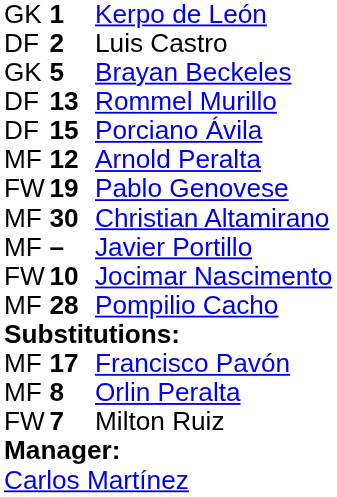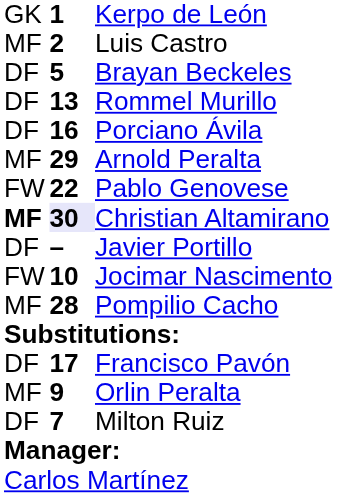(21, 43) DF -> (23, 43) MF
(23, 72) GK -> (21, 72) DF
(64, 130) 15 -> (64, 130) 16
(64, 159) 12 -> (64, 159) 29
(64, 188) 19 -> (64, 188) 22
(23, 217) normal -> (23, 217) bold
(64, 217) no background -> (64, 217) lavender background
(23, 247) MF -> (21, 247) DF
(23, 363) MF -> (21, 363) DF
(57, 392) 8 -> (57, 392) 9
(24, 421) FW -> (21, 421) DF
